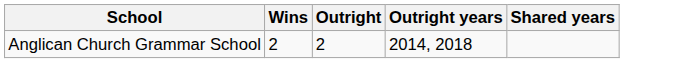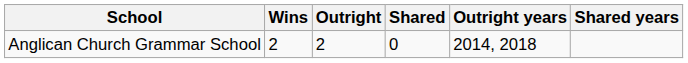+ column: (417, 17)
